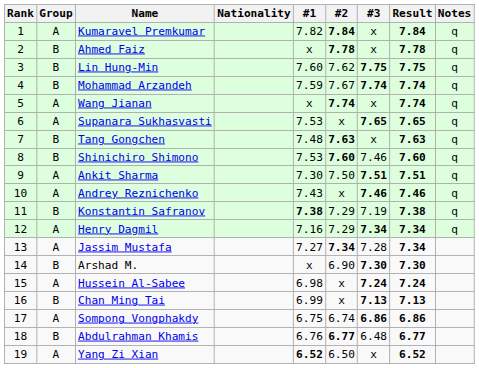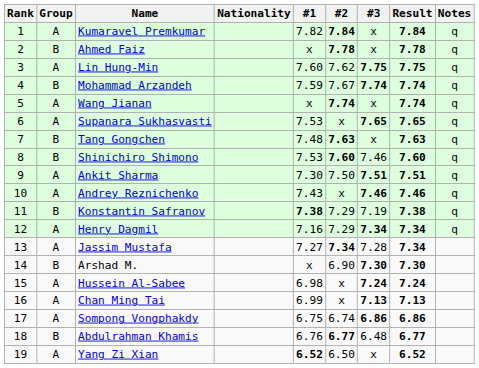(56, 68) B -> (56, 68) A
(56, 301) B -> (56, 301) A
